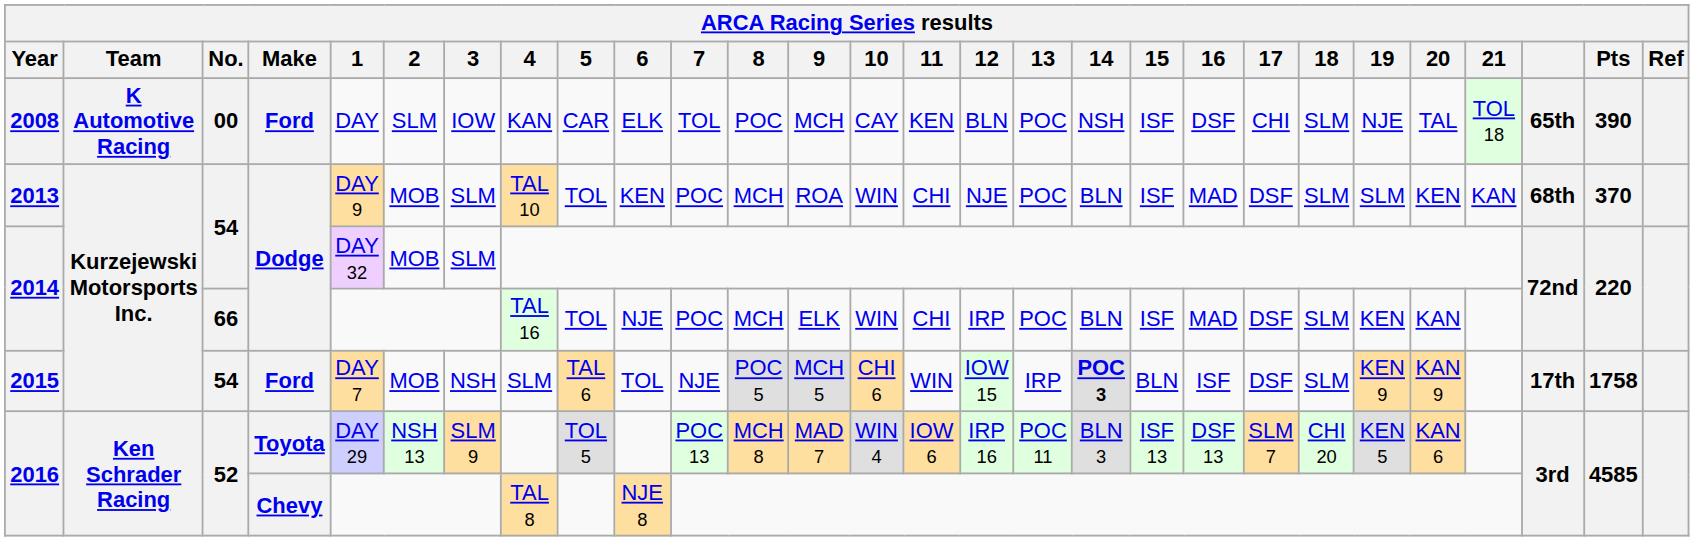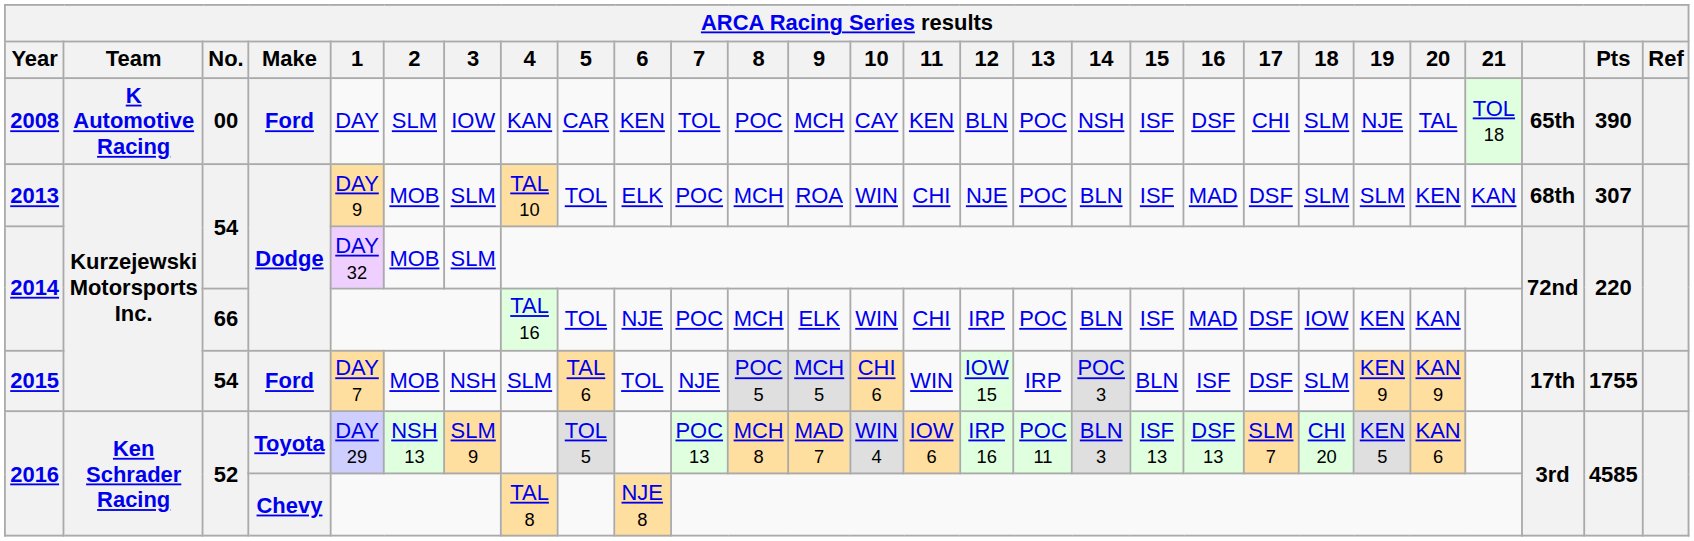(642, 121) ELK -> (642, 121) KEN
(642, 196) KEN -> (642, 196) ELK
(1613, 196) 370 -> (1613, 196) 307
(1327, 319) SLM -> (1327, 319) IOW
(1101, 381) bold -> (1101, 380) normal
(1613, 381) 1758 -> (1613, 381) 1755
